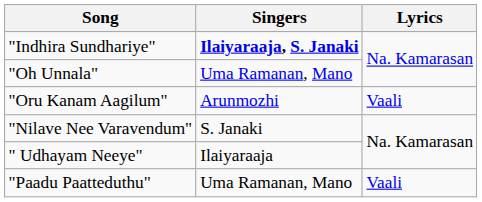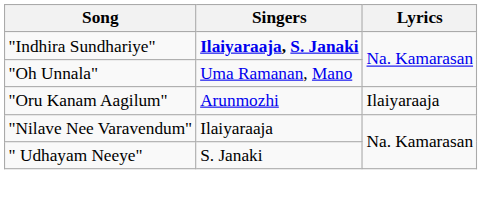(384, 100) Vaali -> (403, 100) Ilaiyaraaja
(231, 127) S. Janaki -> (237, 127) Ilaiyaraaja
(237, 155) Ilaiyaraaja -> (231, 155) S. Janaki
- row: (80, 182)
